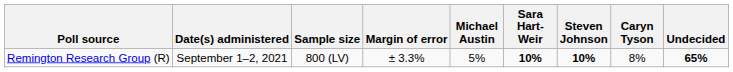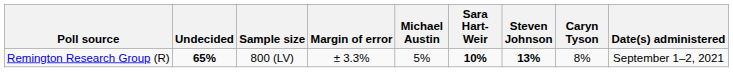columns swapped: (232, 39) <-> (696, 39)
(584, 58) 10% -> (529, 58) 13%
